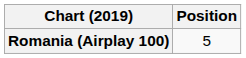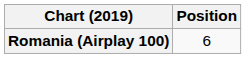(207, 41) 5 -> (207, 41) 6
